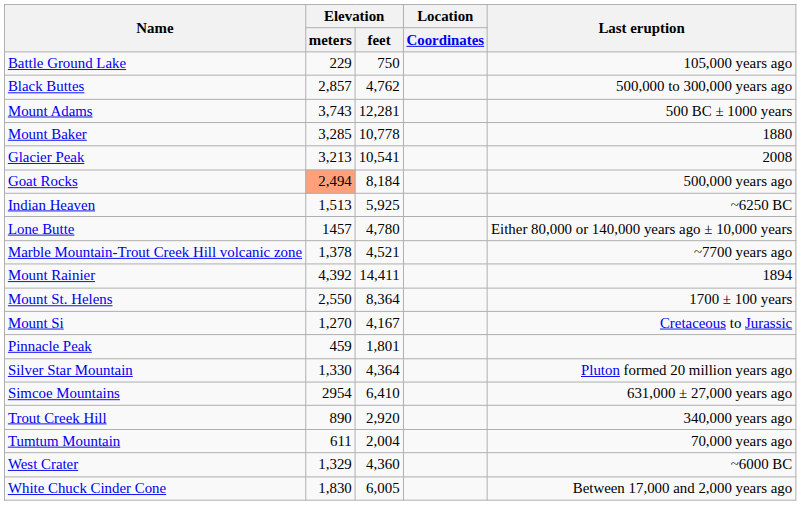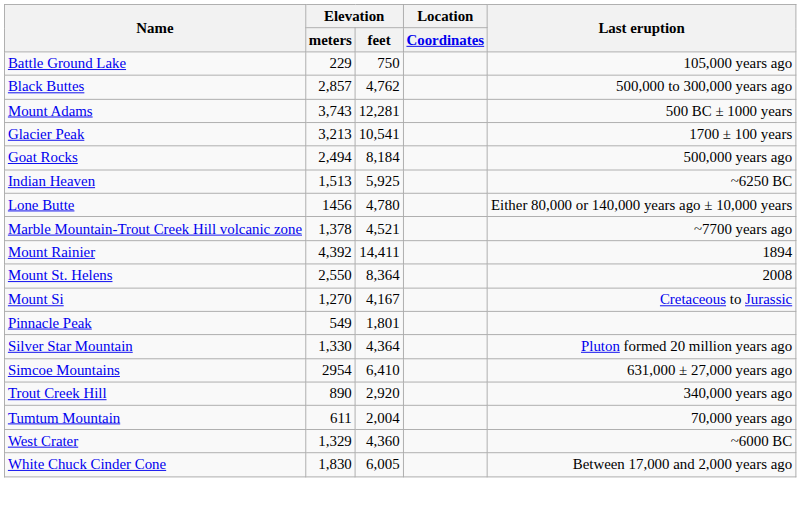- row: (47, 134)
(777, 157) 2008 -> (741, 134) 1700 ± 100 years
(335, 181) lightsalmon background -> (335, 157) no background
(337, 228) 1457 -> (337, 205) 1456
(741, 299) 1700 ± 100 years -> (777, 275) 2008
(341, 346) 459 -> (341, 323) 549
